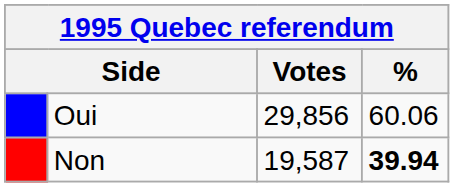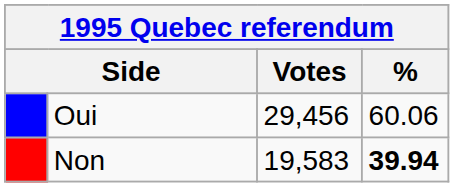(306, 116) 29,856 -> (306, 116) 29,456
(306, 160) 19,587 -> (306, 160) 19,583
